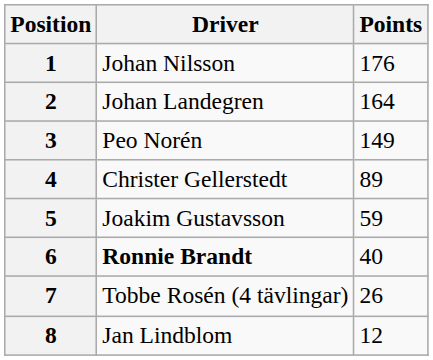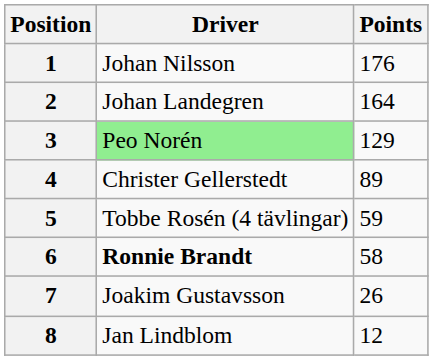(152, 140) no background -> (152, 140) lightgreen background
(377, 140) 149 -> (377, 140) 129
(194, 218) Joakim Gustavsson -> (225, 218) Tobbe Rosén (4 tävlingar)
(371, 257) 40 -> (371, 257) 58
(225, 296) Tobbe Rosén (4 tävlingar) -> (194, 296) Joakim Gustavsson
